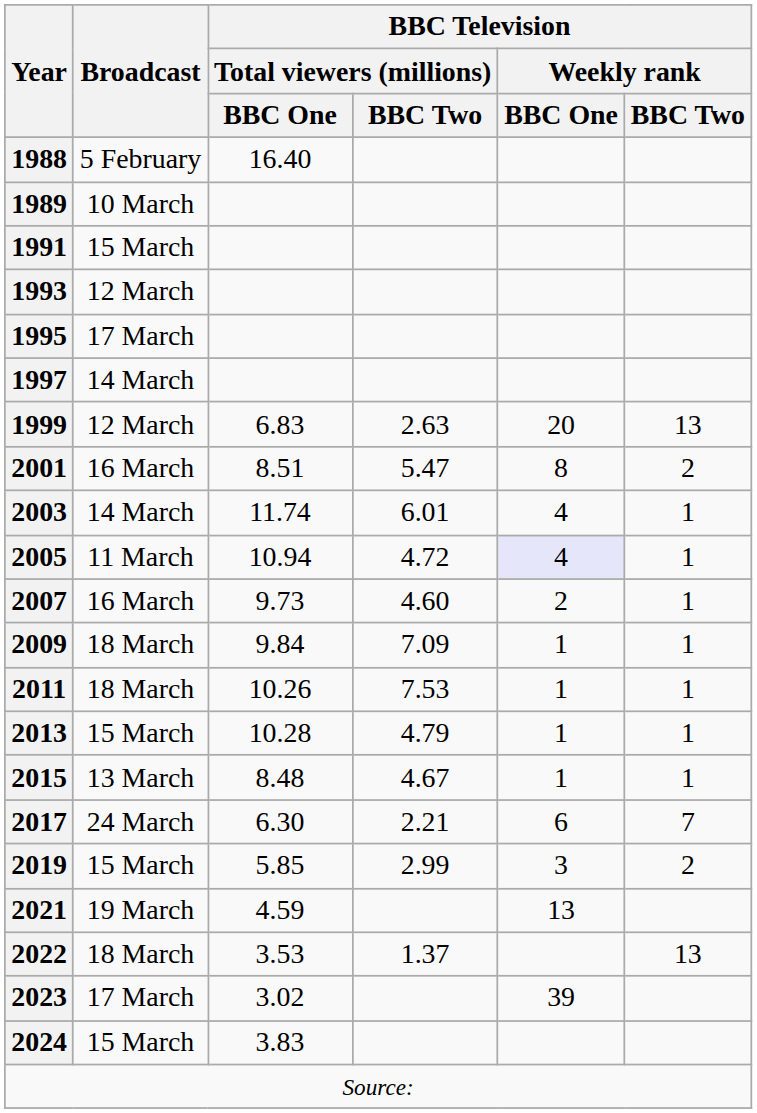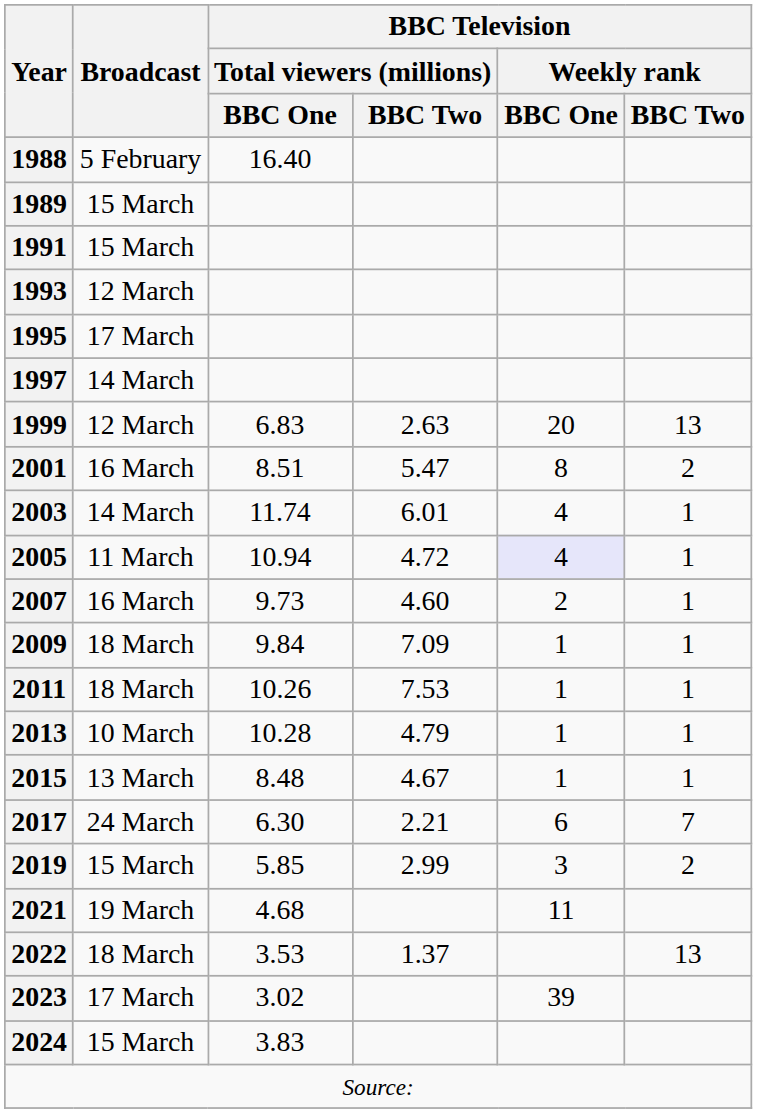(140, 203) 10 March -> (140, 203) 15 March
(140, 733) 15 March -> (140, 733) 10 March
(280, 909) 4.59 -> (280, 909) 4.68
(561, 909) 13 -> (561, 909) 11
